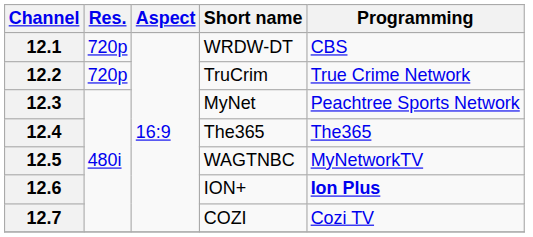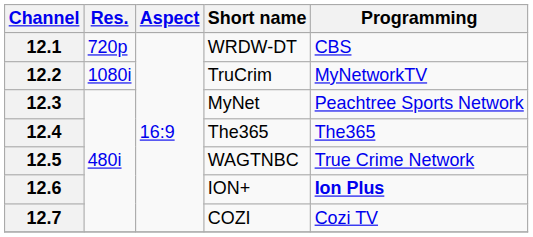(108, 75) 720p -> (110, 75) 1080i
(390, 75) True Crime Network -> (371, 75) MyNetworkTV
(367, 160) MyNetworkTV -> (394, 160) True Crime Network
